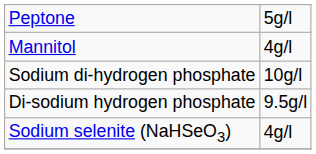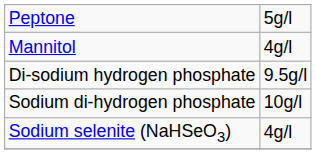rows swapped: (132, 103) <-> (132, 74)
